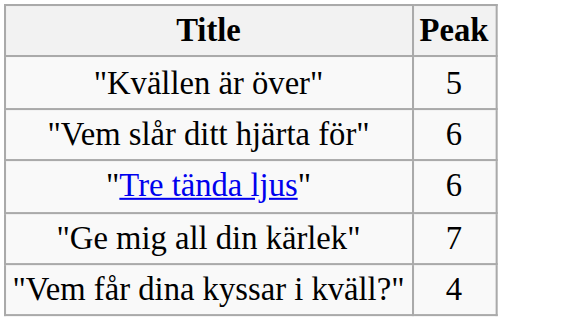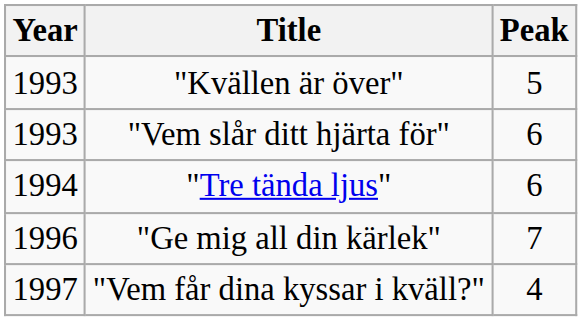+ column: (45, 30)
